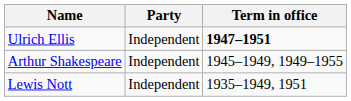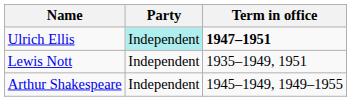(164, 38) no background -> (164, 38) paleturquoise background
rows swapped: (40, 84) <-> (65, 61)
